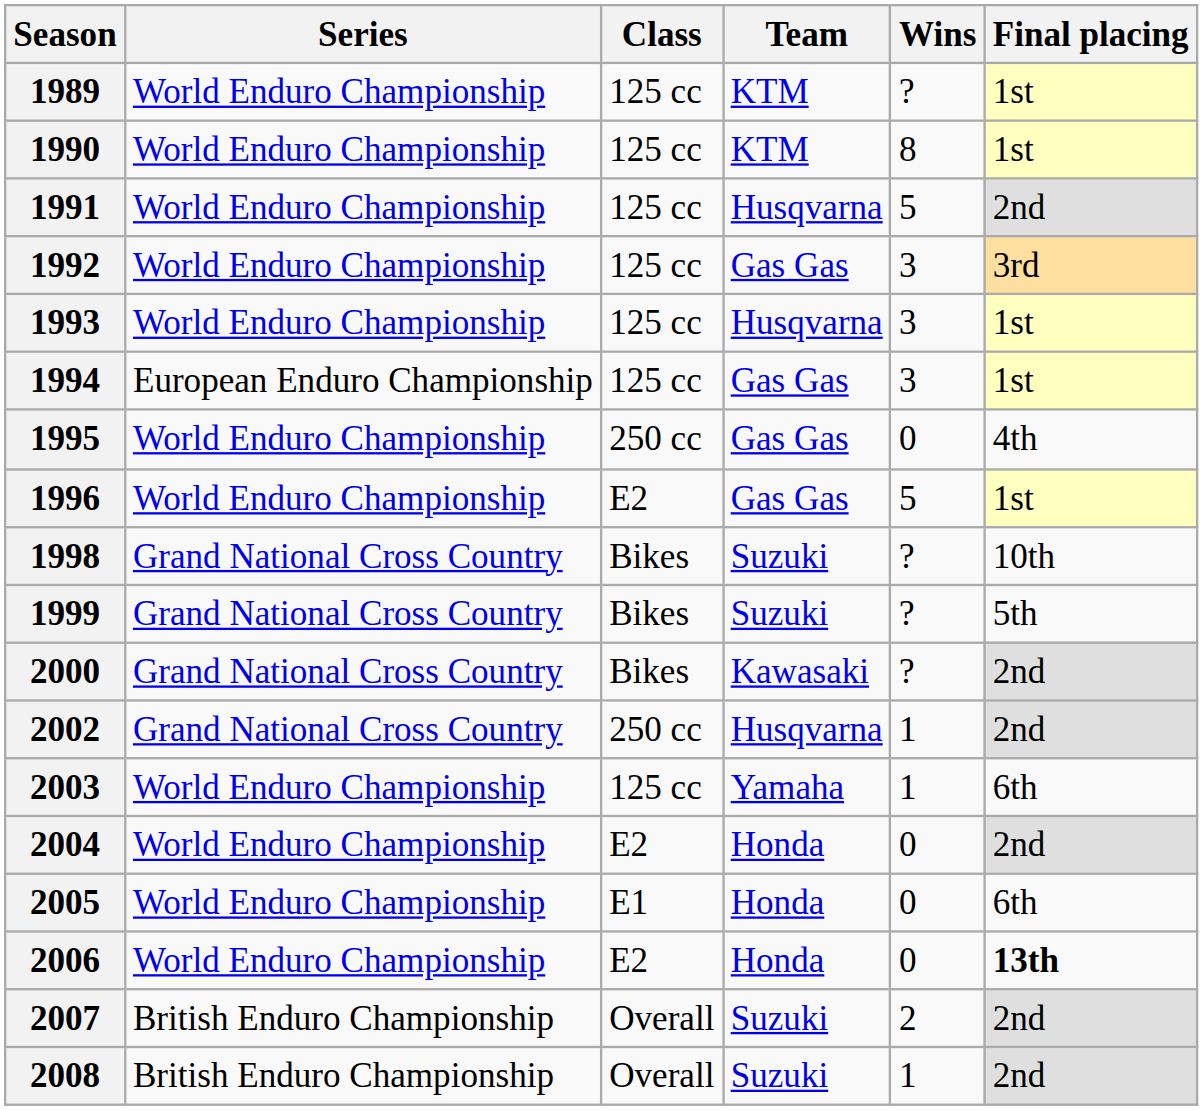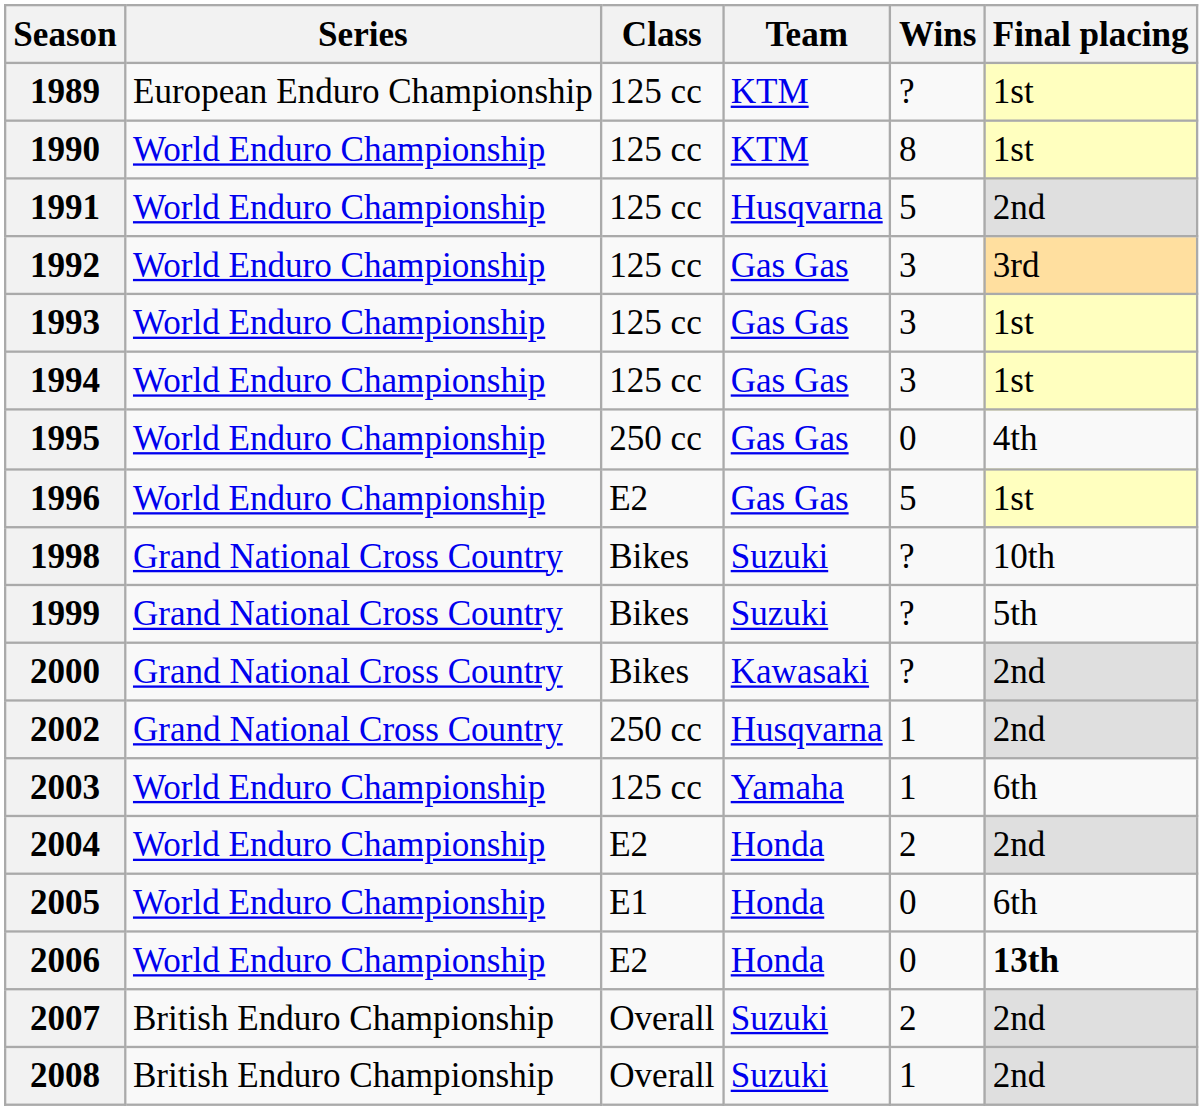(339, 91) World Enduro Championship -> (363, 91) European Enduro Championship
(807, 323) Husqvarna -> (790, 323) Gas Gas
(363, 381) European Enduro Championship -> (339, 381) World Enduro Championship
(908, 844) 0 -> (908, 844) 2
